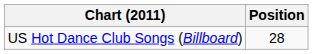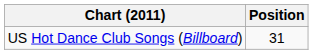(277, 37) 28 -> (277, 37) 31
